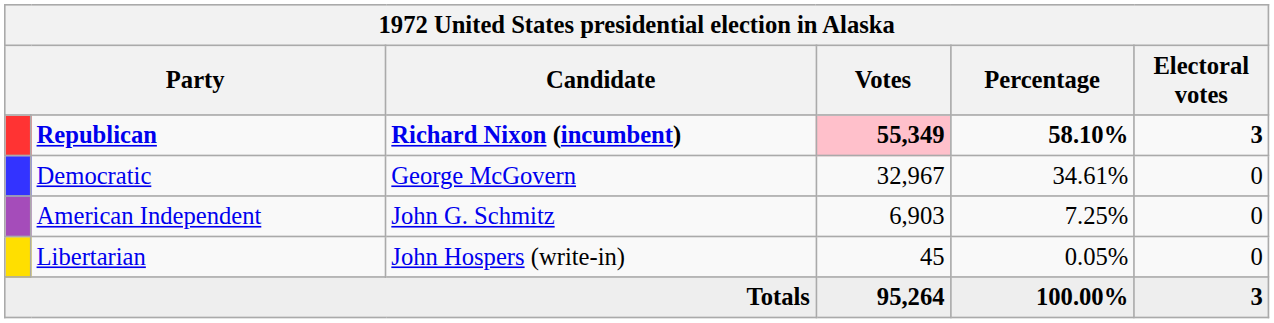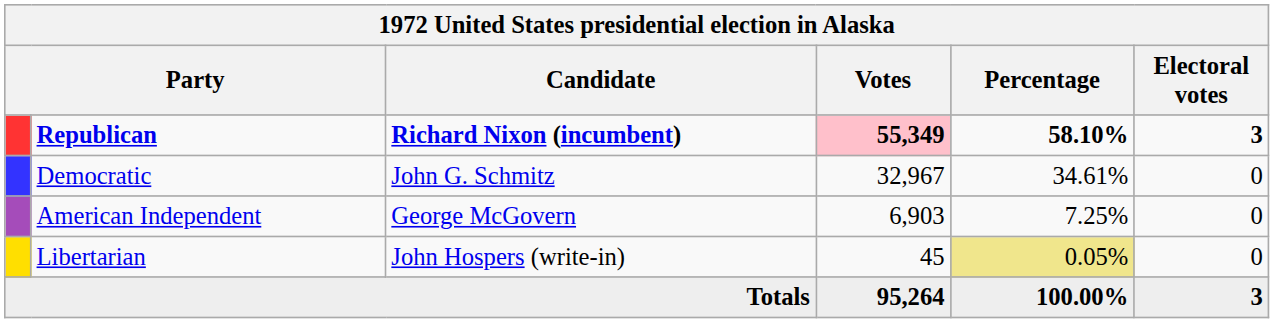(484, 175) George McGovern -> (473, 175) John G. Schmitz
(473, 216) John G. Schmitz -> (484, 216) George McGovern
(1097, 257) no background -> (1097, 257) khaki background
